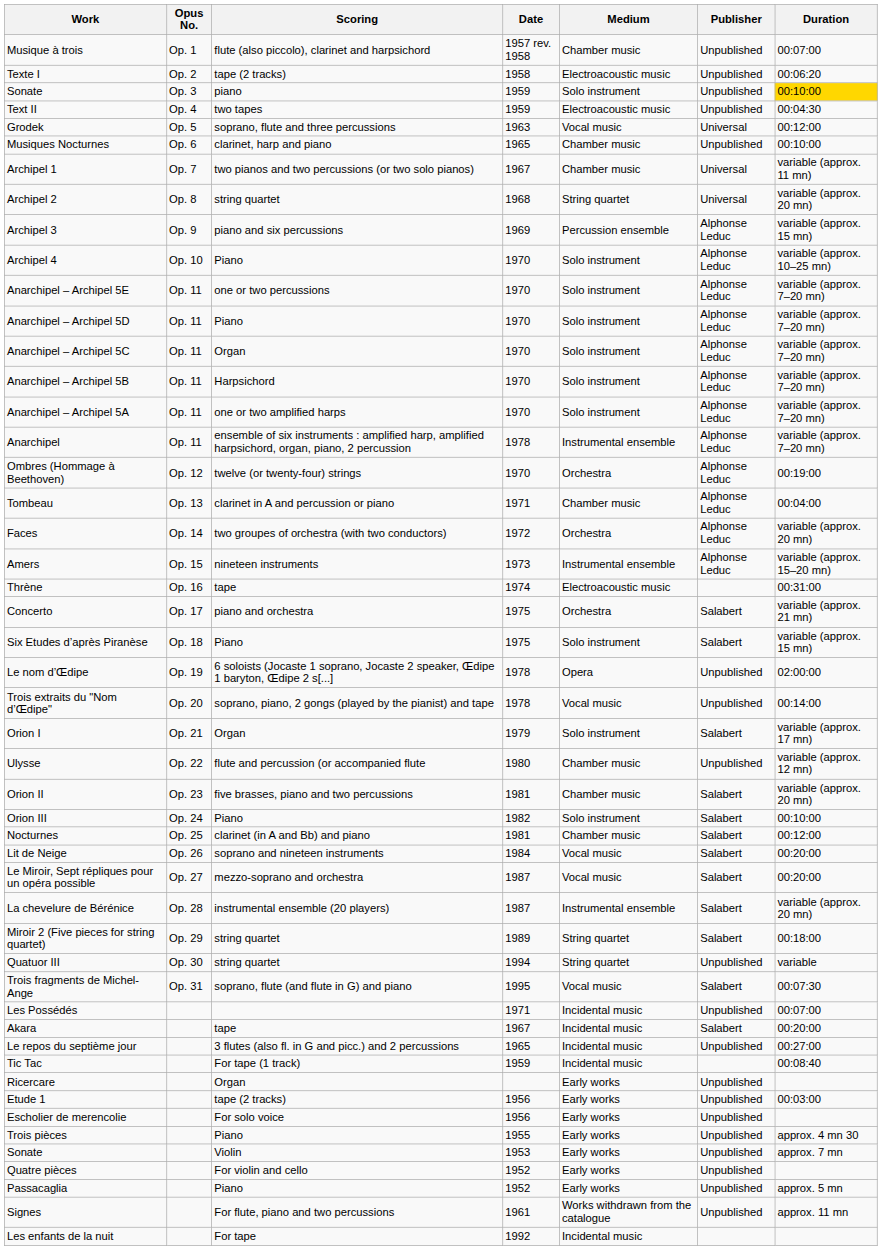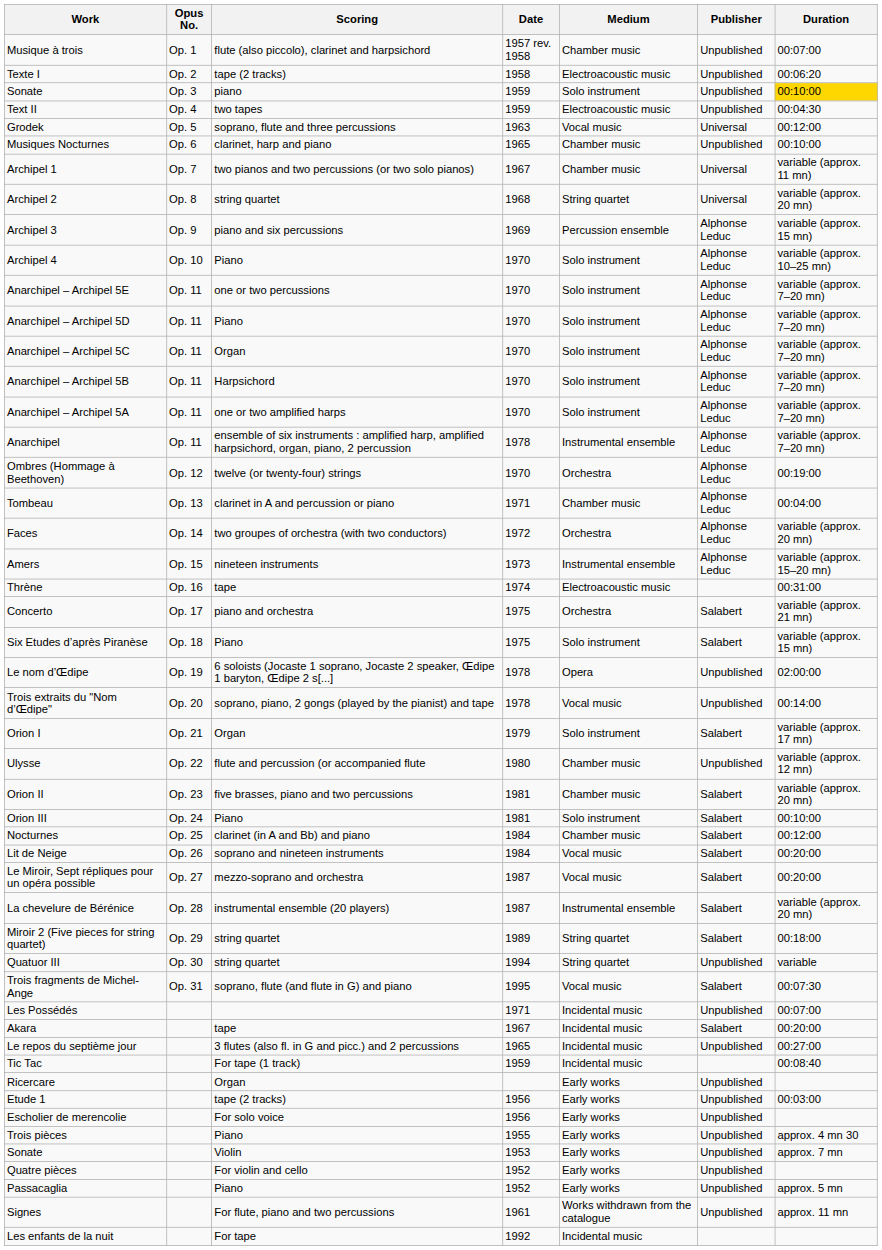(518, 818) 1982 -> (518, 818) 1981
(518, 836) 1981 -> (518, 836) 1984
